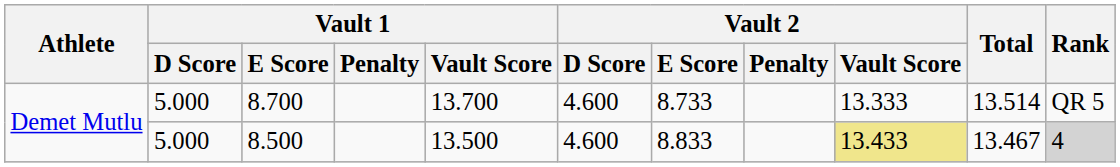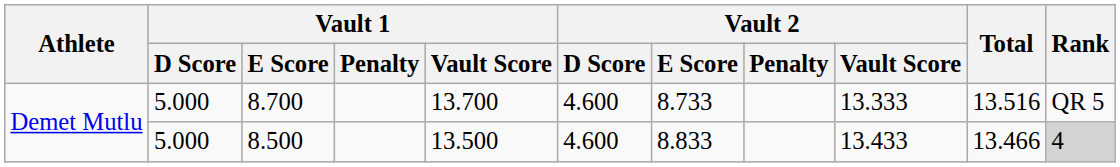(1006, 102) 13.514 -> (1006, 102) 13.516
(874, 141) khaki background -> (874, 141) no background
(1006, 141) 13.467 -> (1006, 141) 13.466
